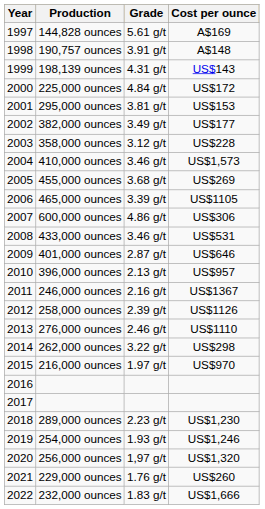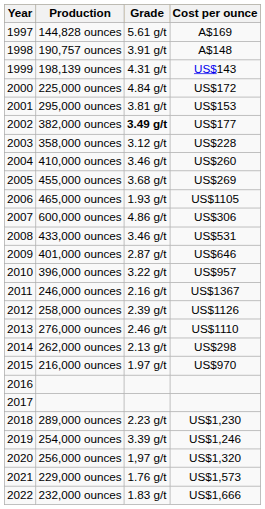(146, 124) normal -> (147, 124) bold
(214, 161) US$1,573 -> (215, 161) US$260
(146, 198) 3.39 g/t -> (147, 198) 1.93 g/t
(146, 273) 2.13 g/t -> (147, 273) 3.22 g/t
(146, 347) 3.22 g/t -> (147, 347) 2.13 g/t
(146, 439) 1.93 g/t -> (147, 439) 3.39 g/t
(214, 476) US$260 -> (215, 476) US$1,573
